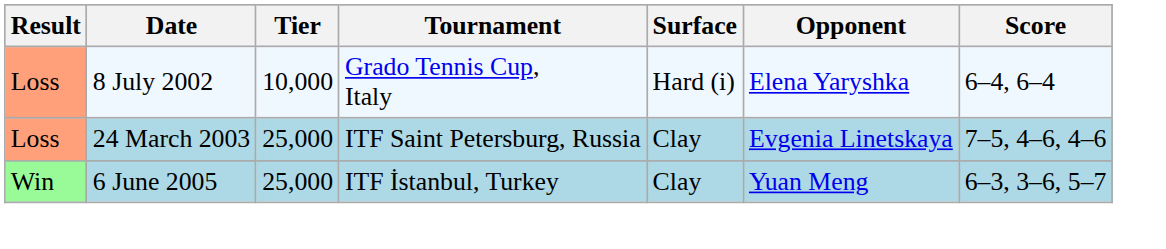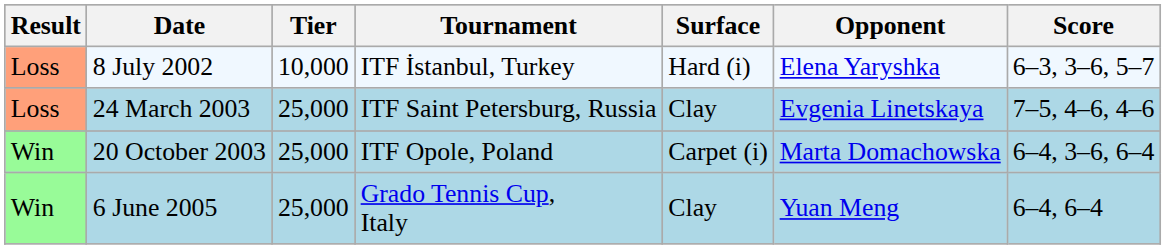(442, 81) Grado Tennis Cup, Italy -> (468, 66) ITF İstanbul, Turkey
(1010, 81) 6–4, 6–4 -> (1083, 66) 6–3, 3–6, 5–7
+ row: (179, 150)
(452, 180) ITF İstanbul, Turkey -> (458, 207) Grado Tennis Cup, Italy
(1036, 180) 6–3, 3–6, 5–7 -> (1058, 207) 6–4, 6–4
